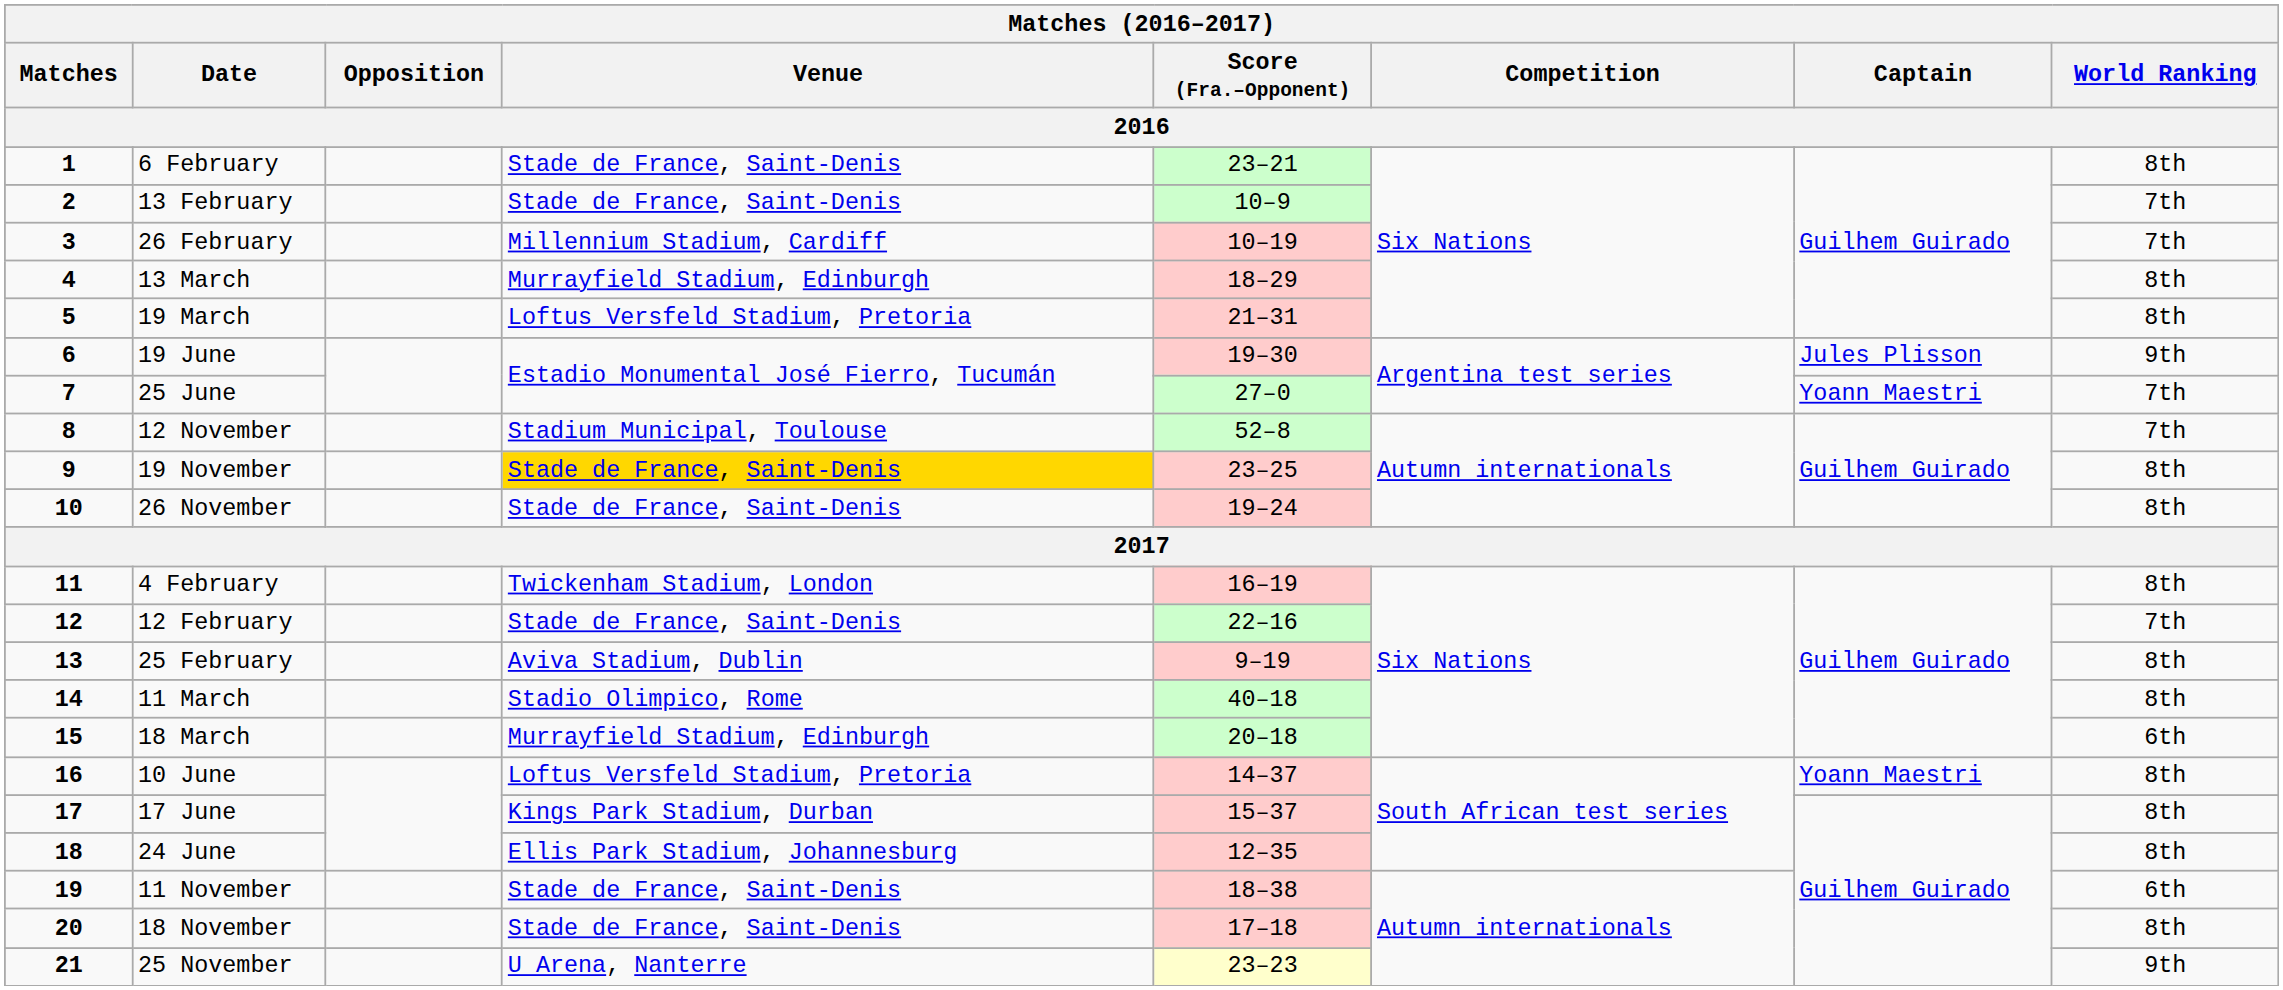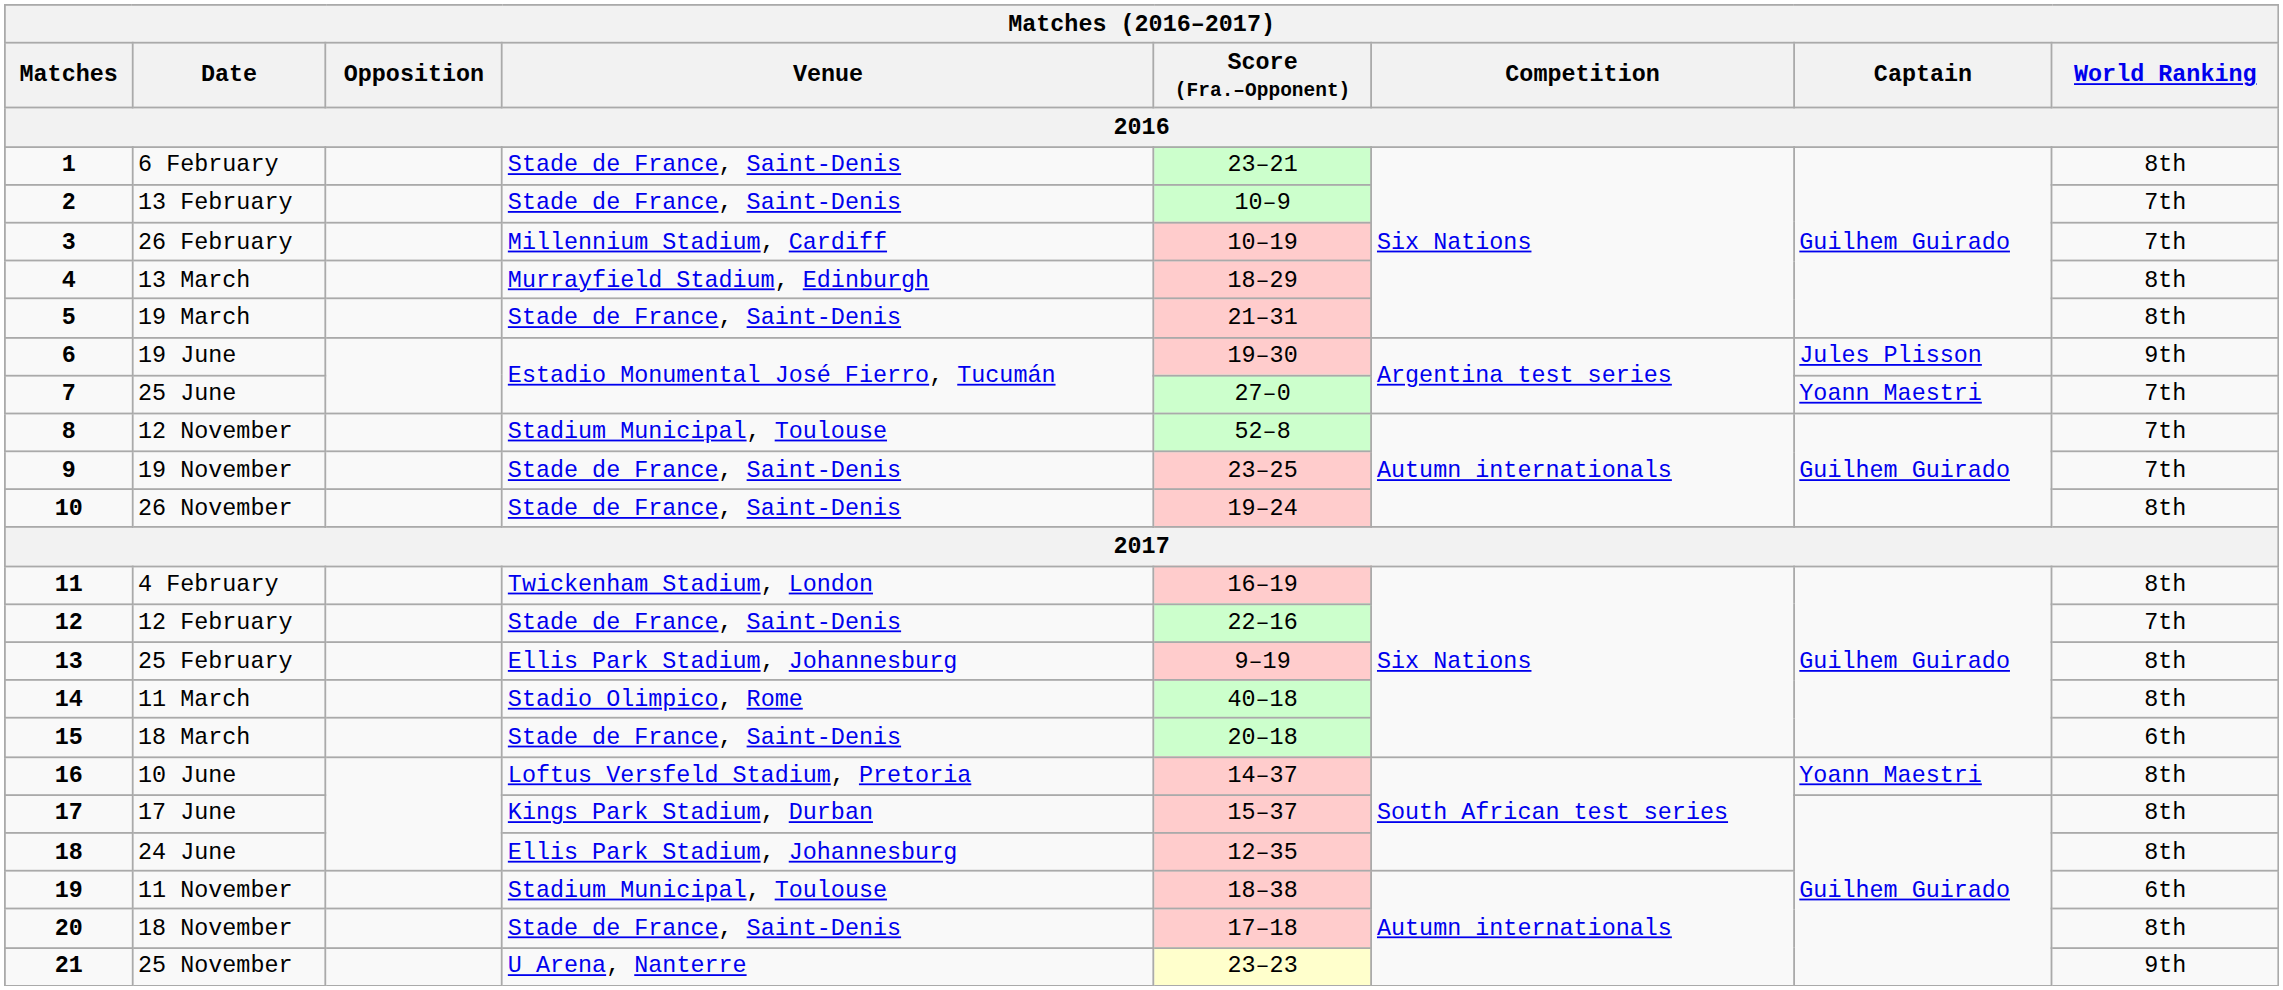(740, 318) Loftus Versfeld Stadium, Pretoria -> (704, 318) Stade de France, Saint-Denis
(704, 470) gold background -> (704, 470) no background
(2165, 470) 8th -> (2165, 470) 7th
(655, 661) Aviva Stadium, Dublin -> (733, 661) Ellis Park Stadium, Johannesburg
(719, 737) Murrayfield Stadium, Edinburgh -> (704, 737) Stade de France, Saint-Denis
(704, 890) Stade de France, Saint-Denis -> (697, 890) Stadium Municipal, Toulouse
